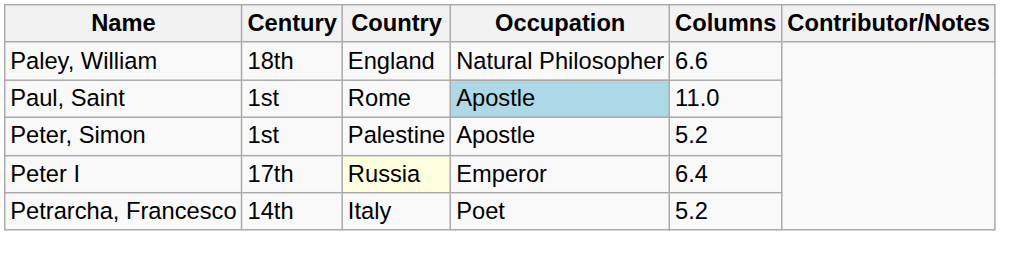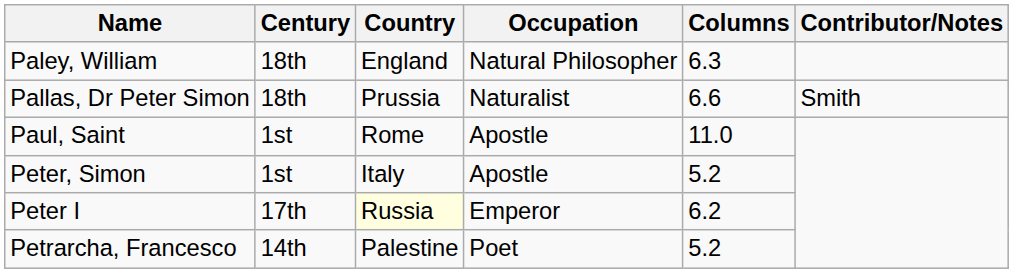(692, 60) 6.6 -> (705, 60) 6.3
+ row: (130, 98)
(496, 98) lightblue background -> (509, 135) no background
(397, 135) Palestine -> (383, 173) Italy
(692, 173) 6.4 -> (705, 211) 6.2
(370, 211) Italy -> (410, 248) Palestine
